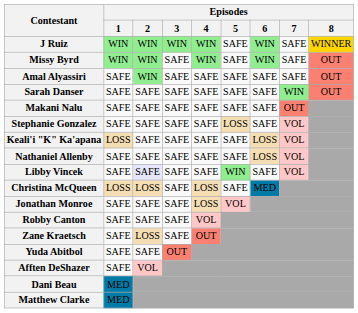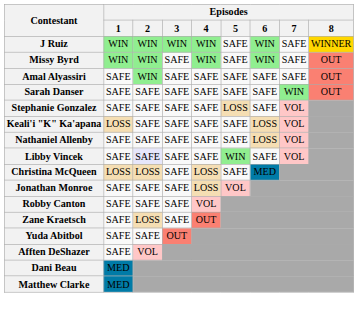- row: (54, 108)
